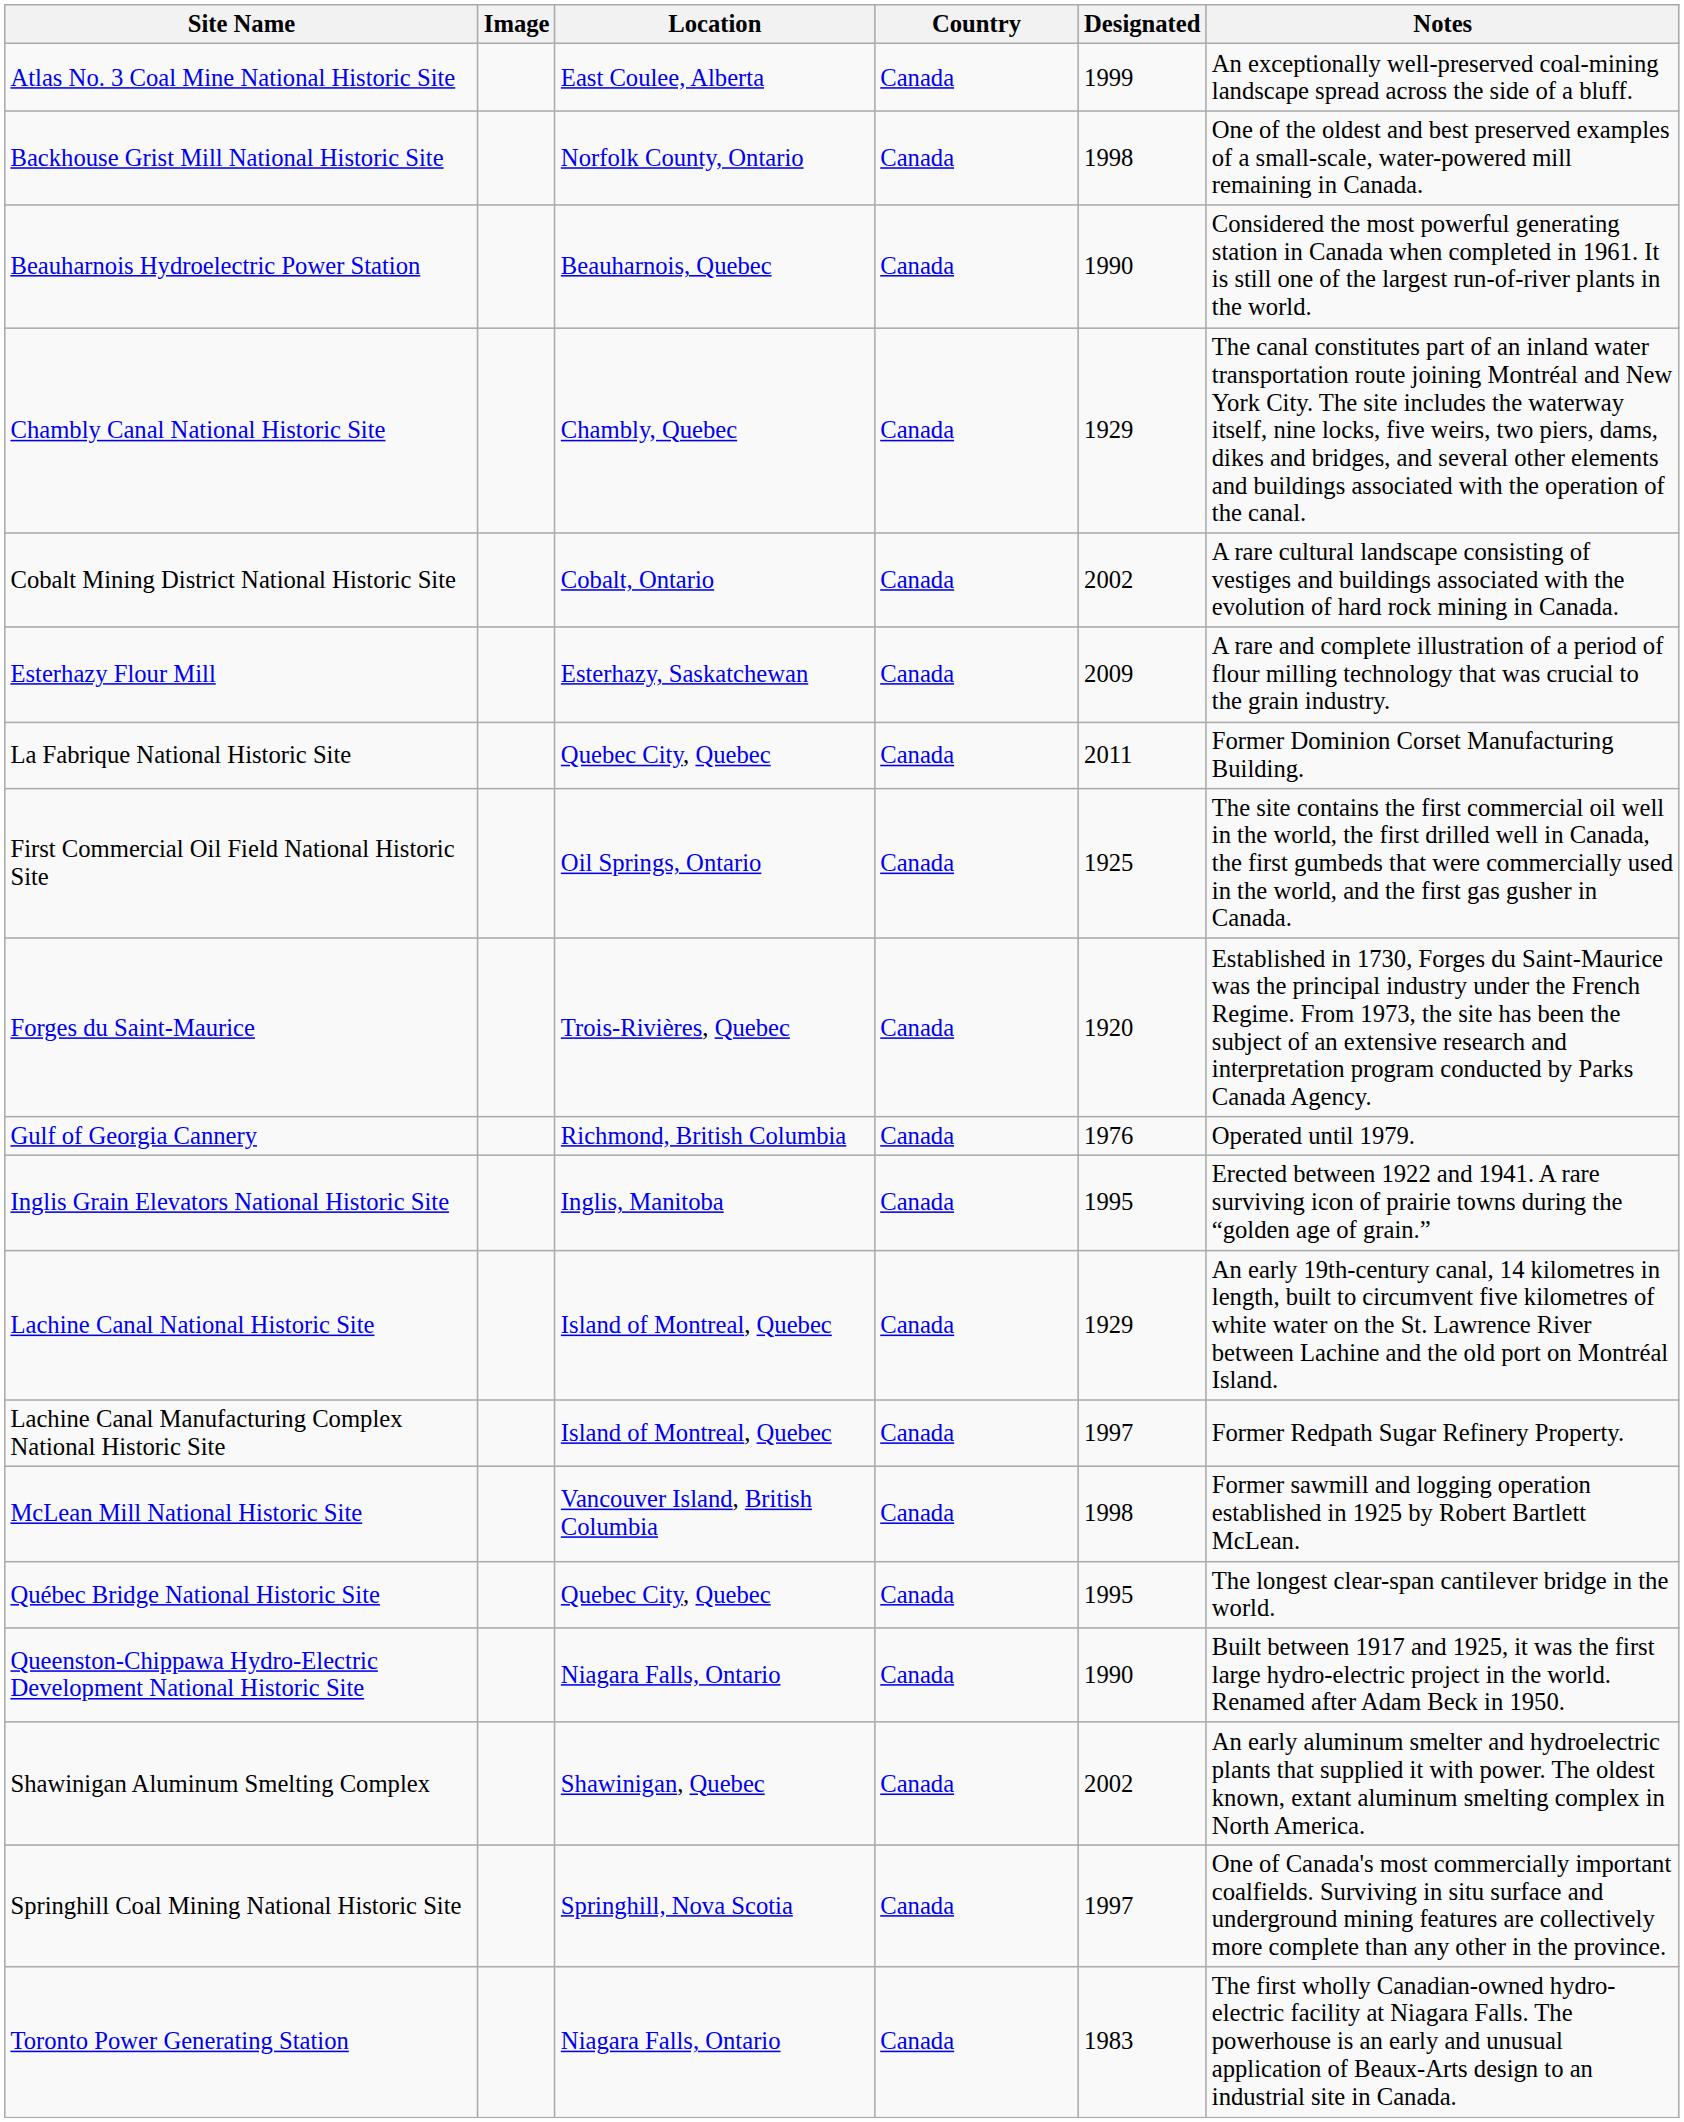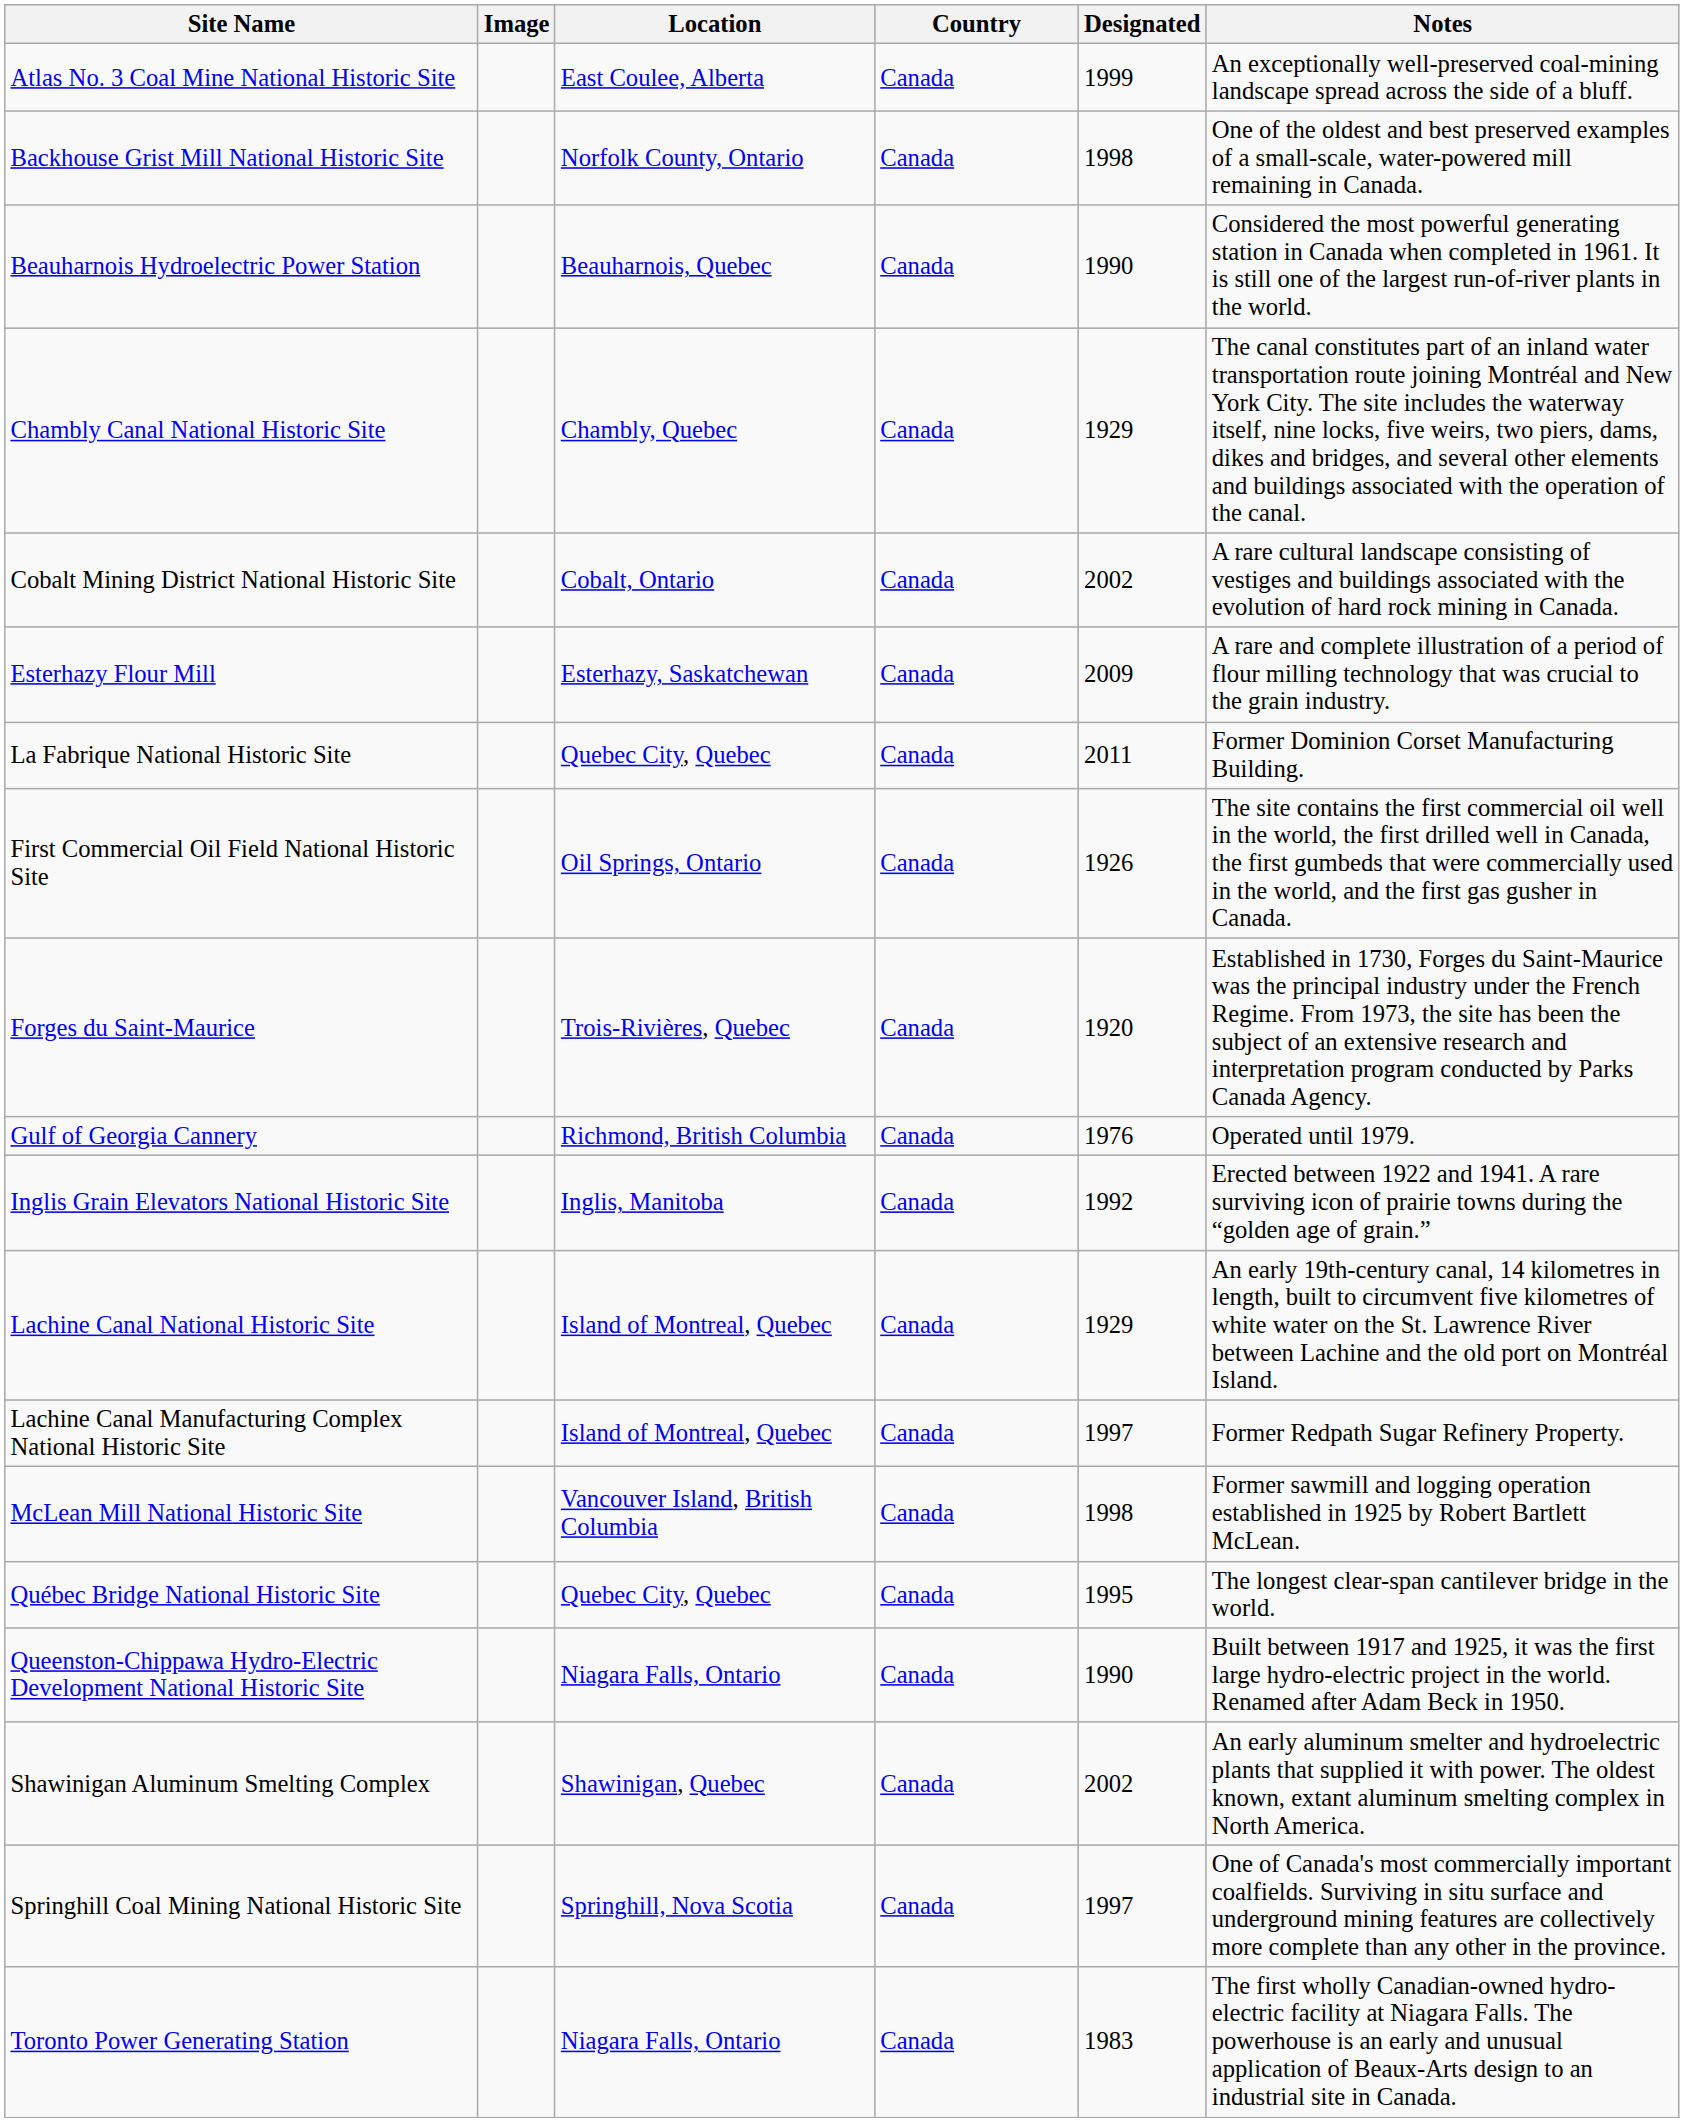(1109, 863) 1925 -> (1109, 863) 1926
(1109, 1202) 1995 -> (1109, 1202) 1992
